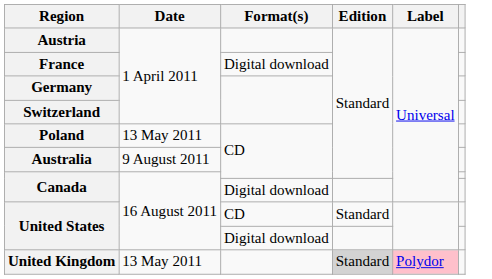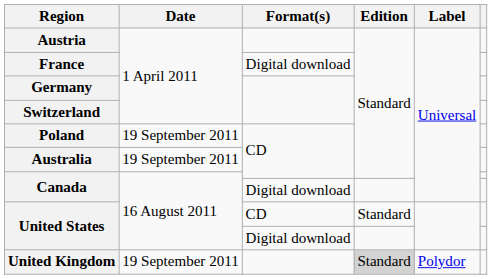(162, 135) 13 May 2011 -> (180, 135) 19 September 2011
(166, 159) 9 August 2011 -> (180, 159) 19 September 2011
(162, 261) 13 May 2011 -> (180, 261) 19 September 2011
(420, 261) pink background -> (442, 261) no background
